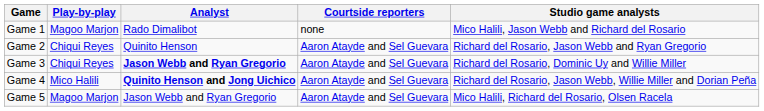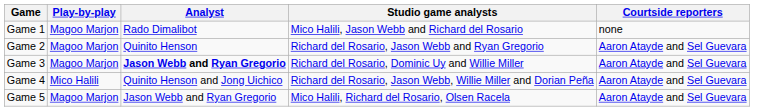columns swapped: (374, 13) <-> (605, 13)
(82, 47) Chiqui Reyes -> (84, 47) Magoo Marjon
(82, 64) Chiqui Reyes -> (84, 64) Magoo Marjon
(209, 81) bold -> (203, 81) normal
